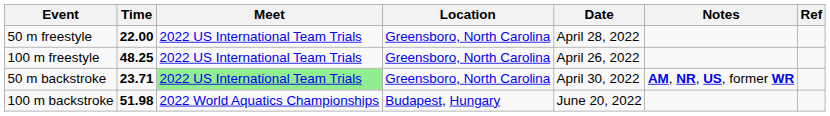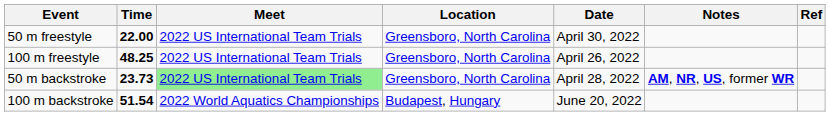(598, 36) April 28, 2022 -> (598, 36) April 30, 2022
(137, 79) 23.71 -> (137, 79) 23.73
(598, 79) April 30, 2022 -> (598, 79) April 28, 2022
(137, 100) 51.98 -> (137, 100) 51.54
